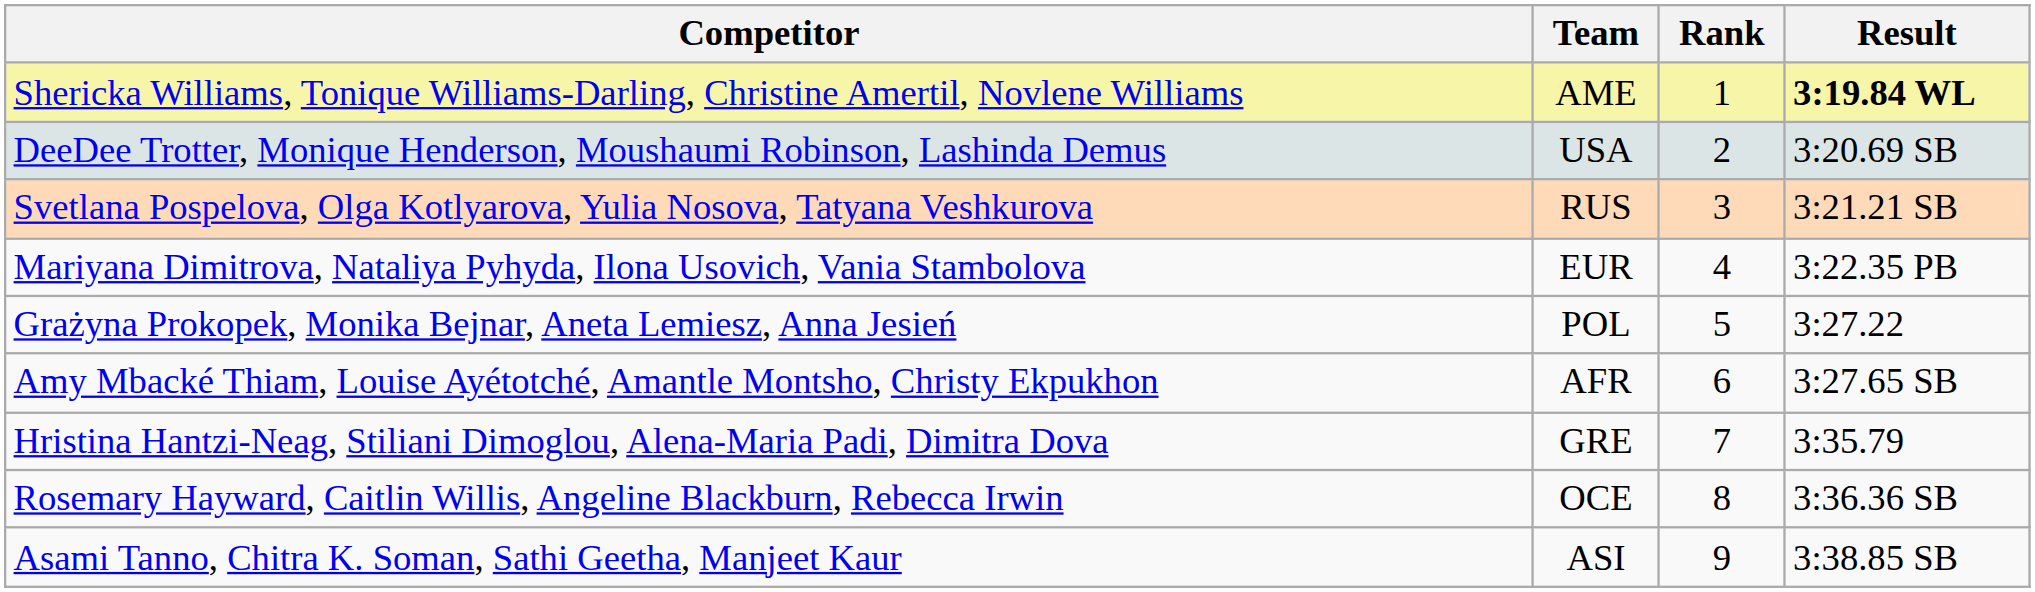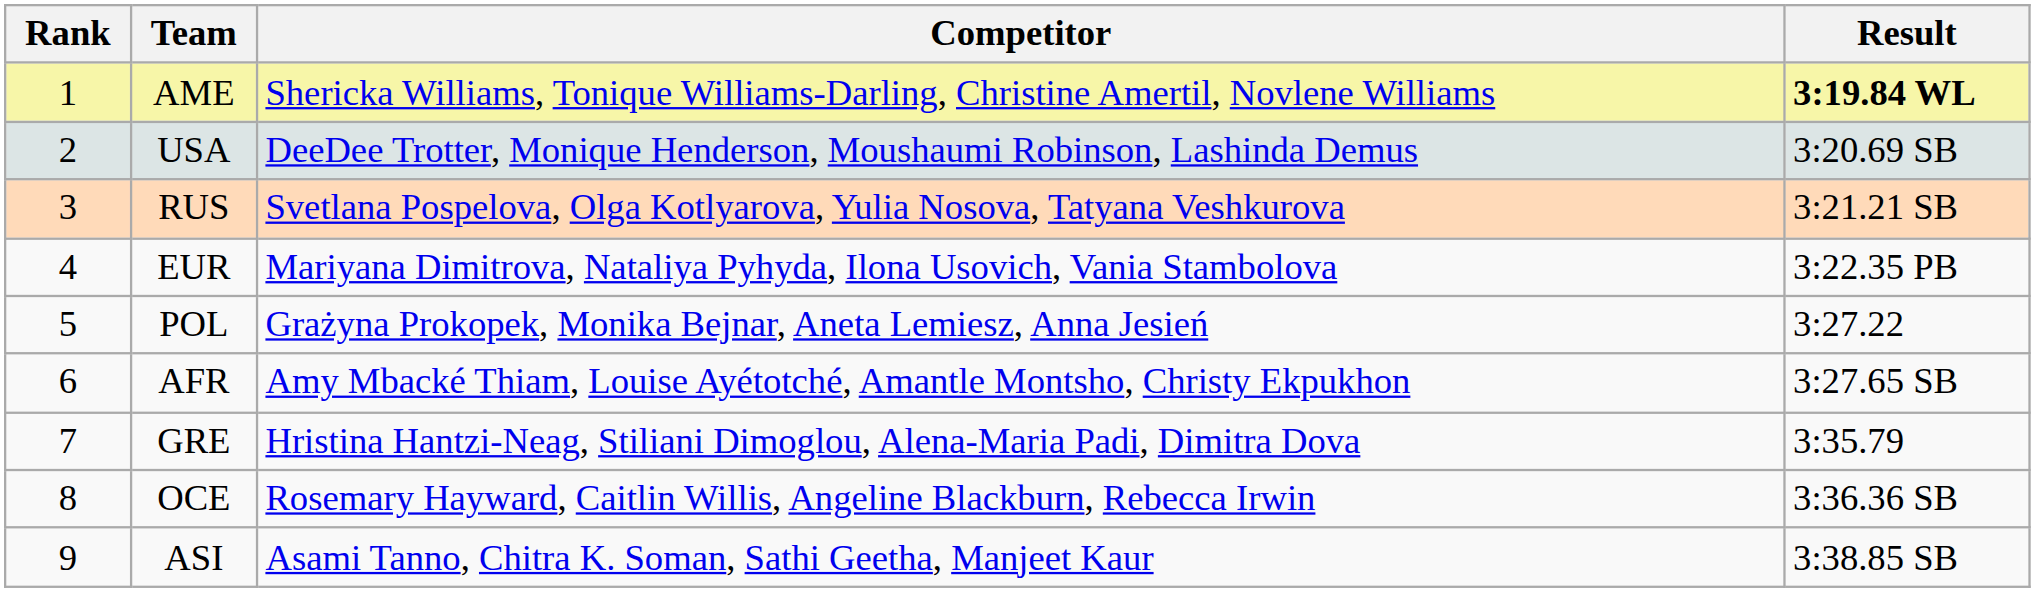columns swapped: (1722, 33) <-> (769, 33)
